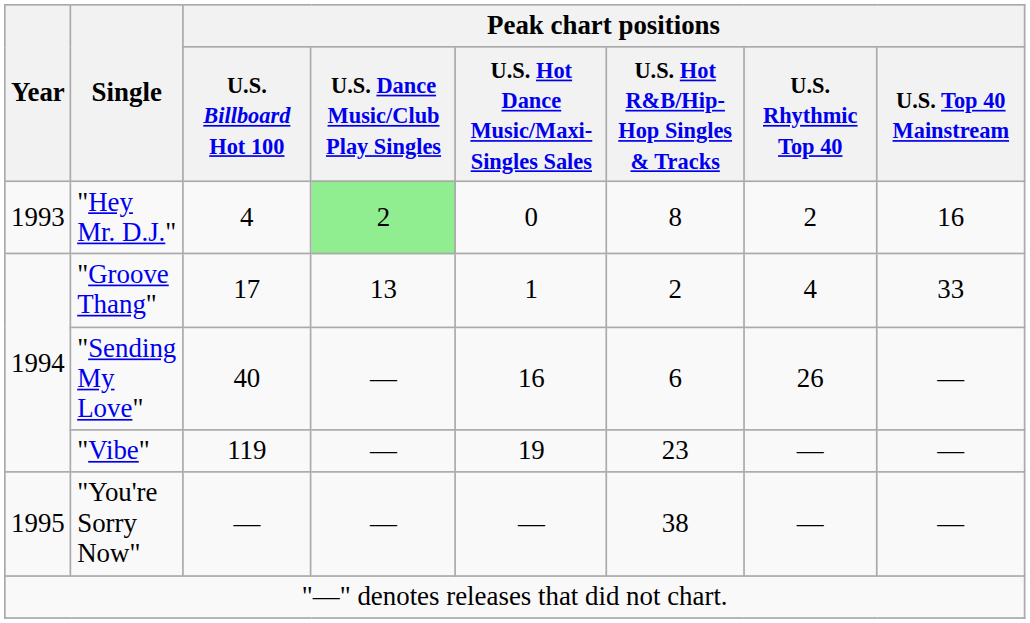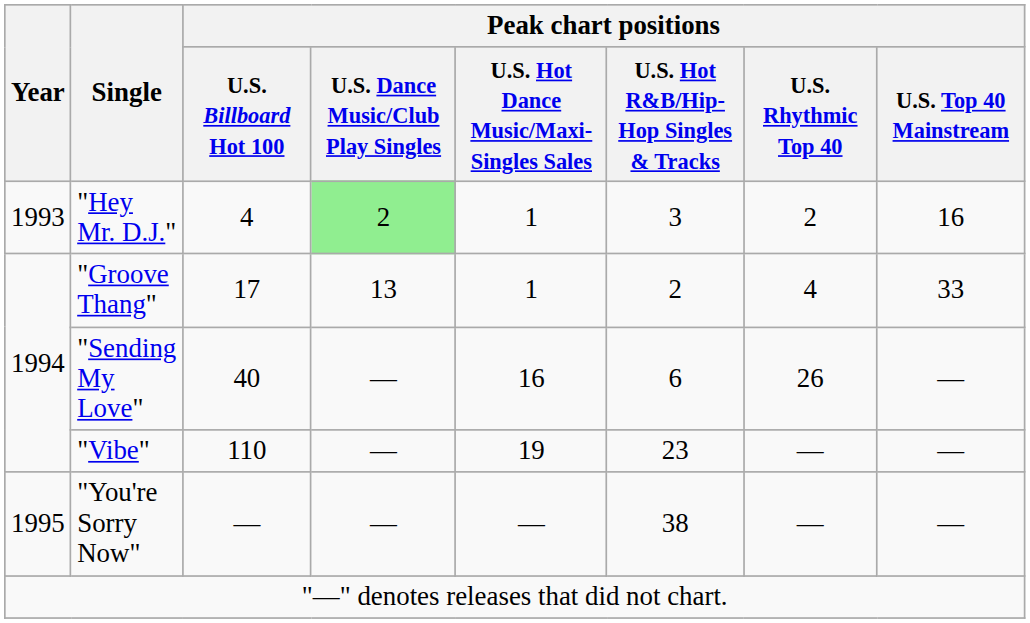(531, 216) 0 -> (531, 216) 1
(675, 216) 8 -> (675, 216) 3
(247, 450) 119 -> (247, 450) 110
